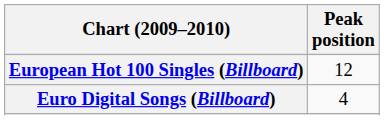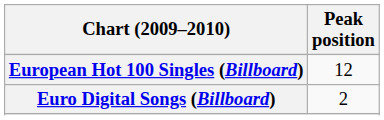(343, 98) 4 -> (343, 98) 2
